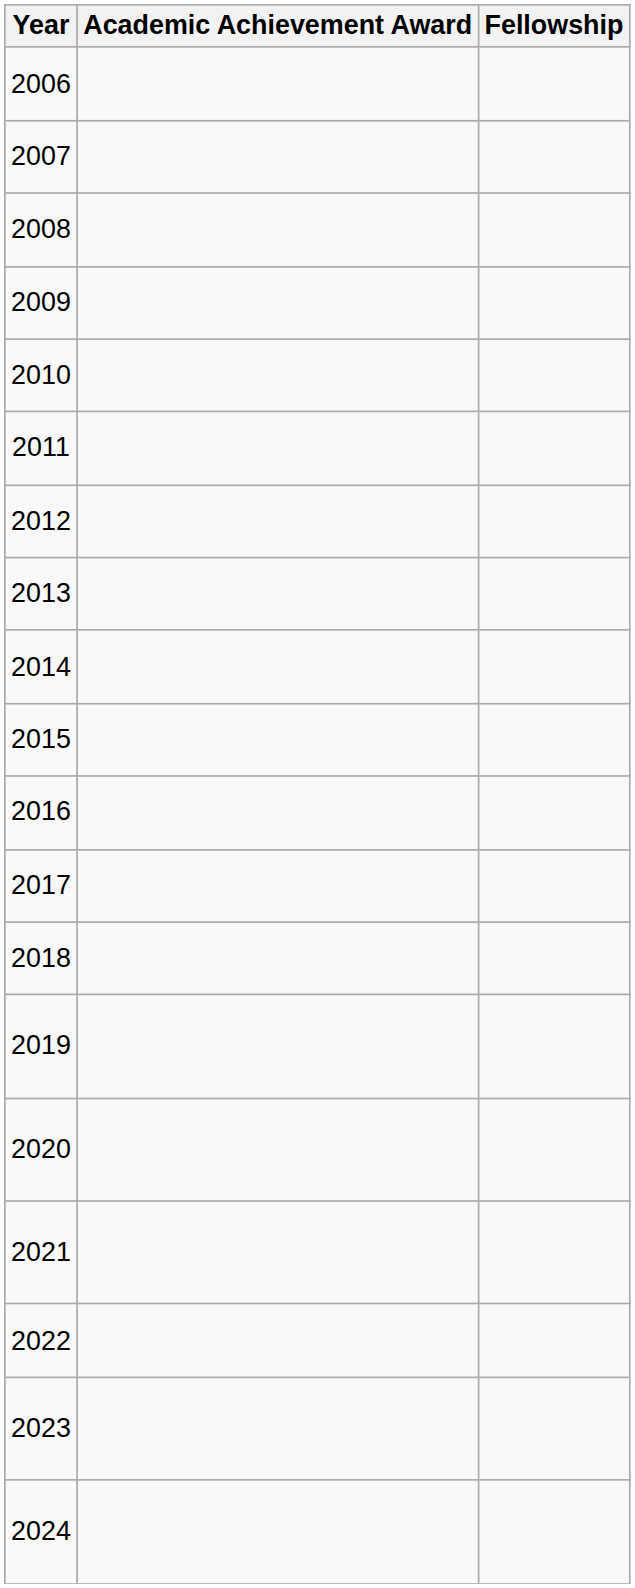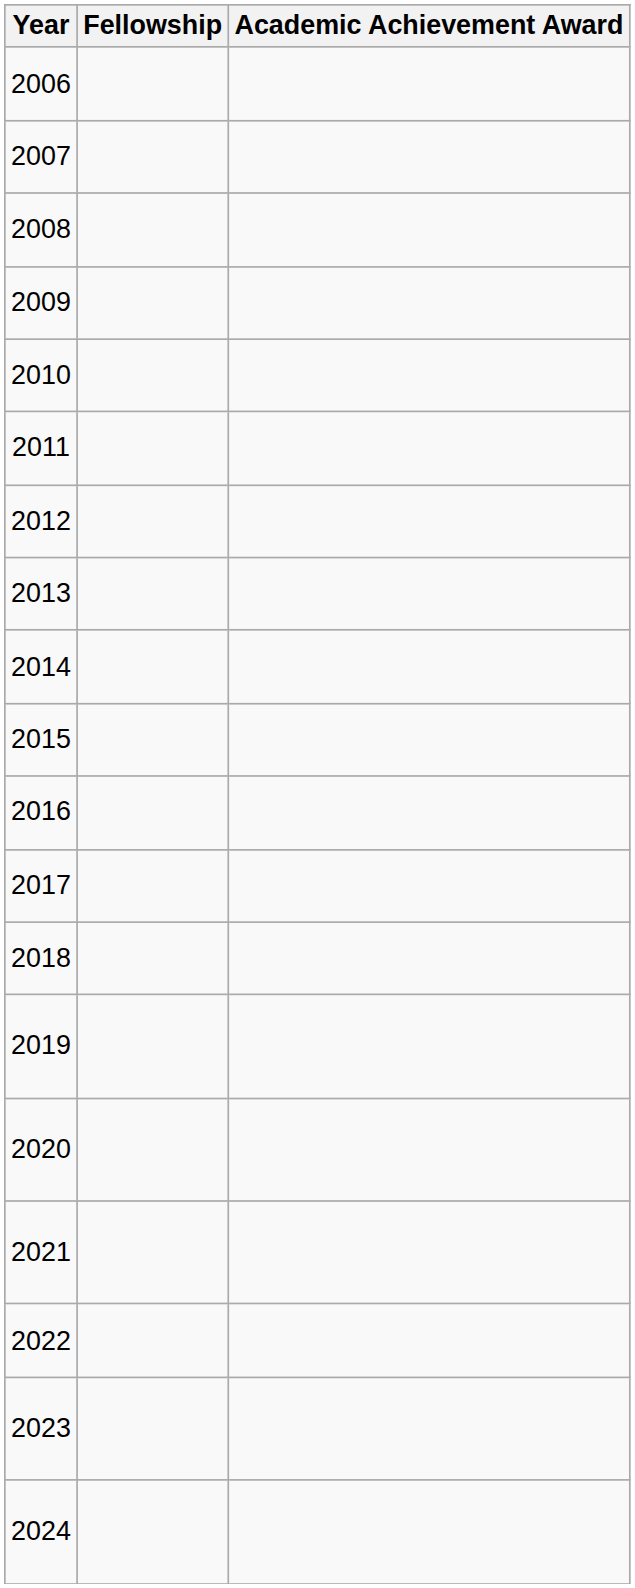columns swapped: (278, 25) <-> (554, 25)
